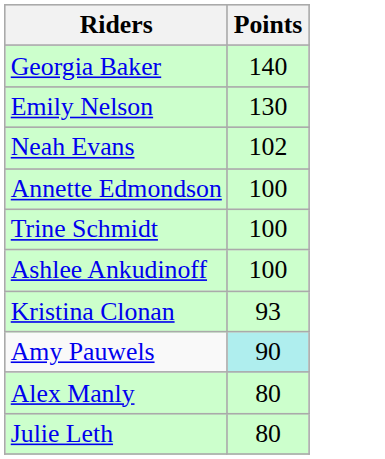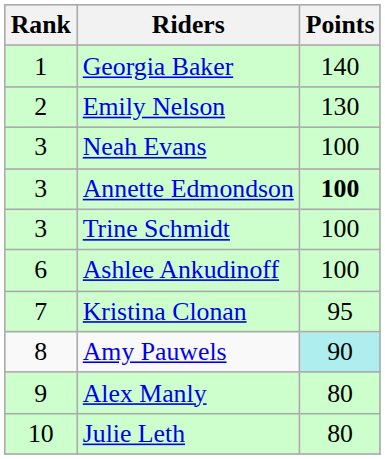+ column: (41, 24)
(268, 147) 102 -> (340, 147) 100
(268, 188) normal -> (340, 188) bold
(268, 310) 93 -> (340, 310) 95
